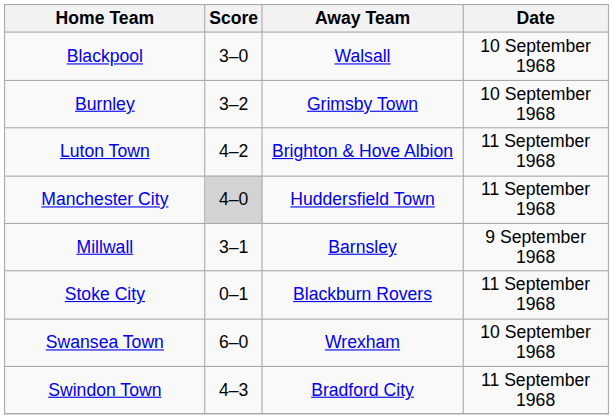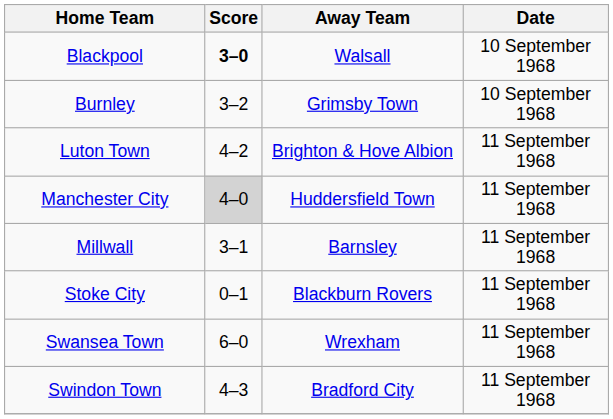(234, 56) normal -> (234, 56) bold
(536, 247) 9 September 1968 -> (536, 247) 11 September 1968
(536, 342) 10 September 1968 -> (536, 342) 11 September 1968
